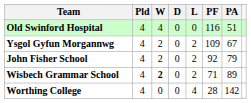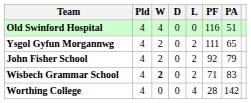(212, 43) 109 -> (212, 43) 111
(232, 43) 67 -> (232, 43) 65
(232, 75) 89 -> (232, 75) 83
